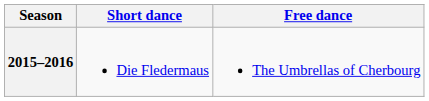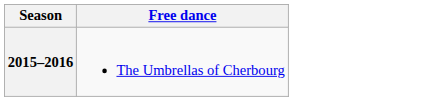- column: (145, 16)
